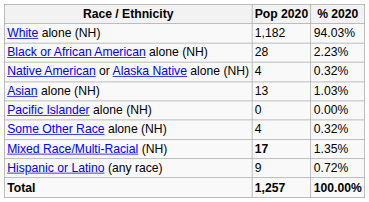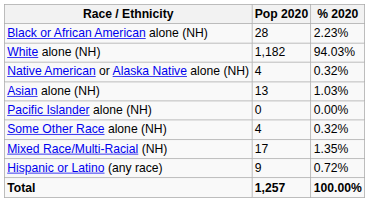rows swapped: (54, 33) <-> (108, 52)
(262, 149) bold -> (262, 149) normal
